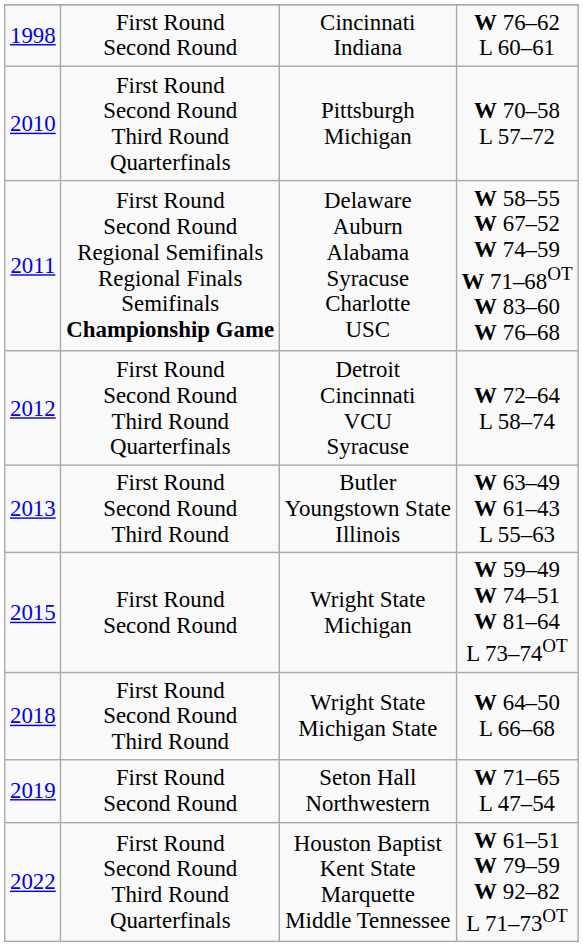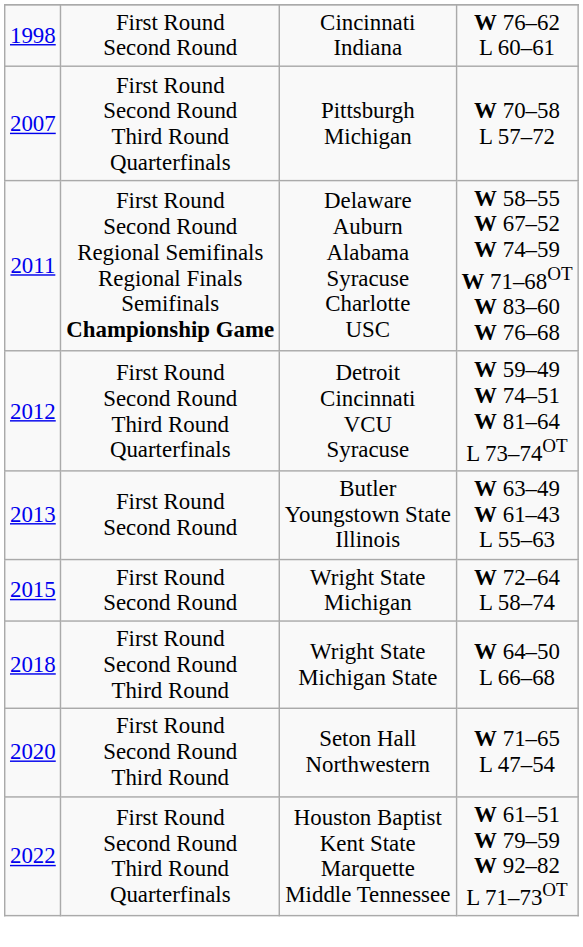(33, 123) 2010 -> (33, 123) 2007
(517, 407) W 72–64 L 58–74 -> (517, 411) W 59–49 W 74–51 W 81–64 L 73–74OT
(170, 508) First Round Second Round Third Round -> (170, 514) First Round Second Round
(517, 612) W 59–49 W 74–51 W 81–64 L 73–74OT -> (517, 589) W 72–64 L 58–74
(33, 790) 2019 -> (33, 752) 2020
(170, 790) First Round Second Round -> (170, 752) First Round Second Round Third Round
